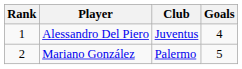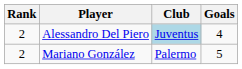(22, 34) 1 -> (22, 34) 2
(177, 34) no background -> (177, 34) lightblue background
